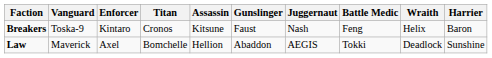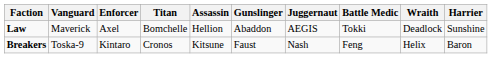rows swapped: (16, 45) <-> (26, 28)
